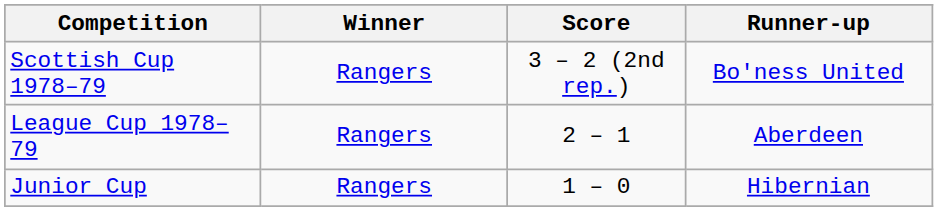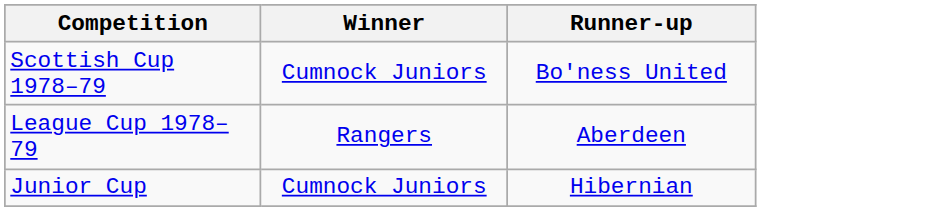- column: (596, 23)
(384, 74) Rangers -> (384, 74) Cumnock Juniors
(384, 187) Rangers -> (384, 187) Cumnock Juniors
